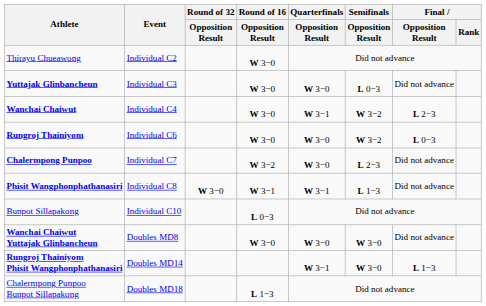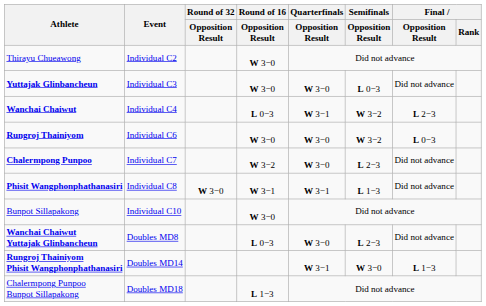(262, 115) W 3−0 -> (262, 115) L 0−3
(262, 217) L 0−3 -> (262, 217) W 3−0
(262, 243) W 3−0 -> (262, 243) L 0−3
(369, 243) W 3−0 -> (369, 243) L 2−3
